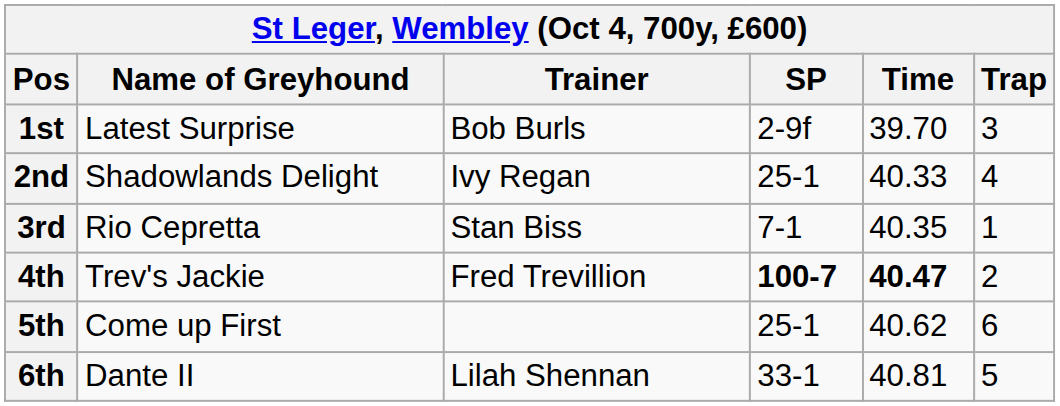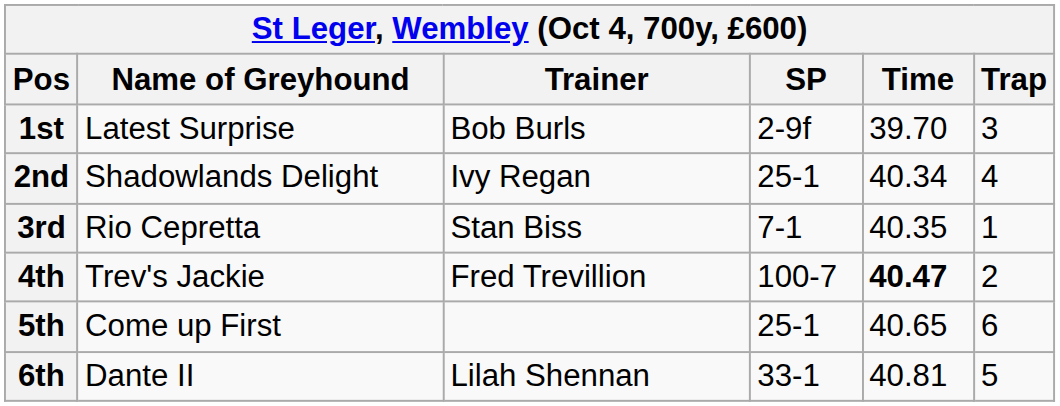(908, 177) 40.33 -> (908, 177) 40.34
(797, 276) bold -> (797, 276) normal
(908, 326) 40.62 -> (908, 326) 40.65
